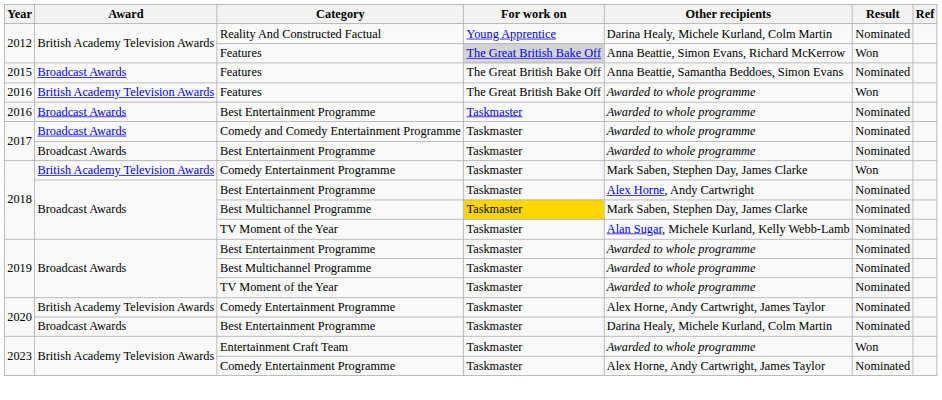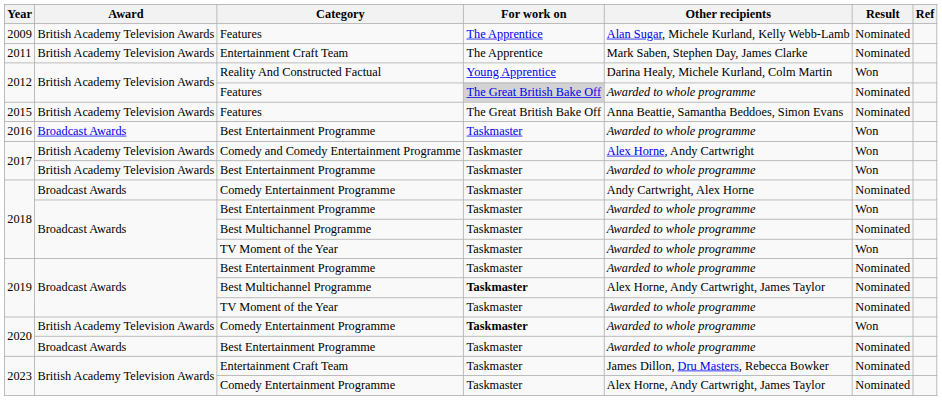+ row: (20, 33)
+ row: (19, 53)
(883, 33) Nominated -> (867, 72) Won
(726, 53) Anna Beattie, Simon Evans, Richard McKerrow -> (681, 92) Awarded to whole programme
(867, 53) Won -> (883, 92) Nominated
(82, 72) Broadcast Awards -> (126, 111) British Academy Television Awards
- row: (20, 92)
(883, 111) Nominated -> (867, 131) Won
(82, 131) Broadcast Awards -> (126, 151) British Academy Television Awards
(681, 131) Awarded to whole programme -> (680, 151) Alex Horne, Andy Cartwright
(883, 131) Nominated -> (867, 151) Won
(82, 151) Broadcast Awards -> (126, 170) British Academy Television Awards
(883, 151) Nominated -> (867, 170) Won
(126, 170) British Academy Television Awards -> (82, 190) Broadcast Awards
(707, 170) Mark Saben, Stephen Day, James Clarke -> (680, 190) Andy Cartwright, Alex Horne
(867, 170) Won -> (883, 190) Nominated
(680, 190) Alex Horne, Andy Cartwright -> (681, 209) Awarded to whole programme
(883, 190) Nominated -> (867, 209) Won
(494, 209) gold background -> (494, 229) no background
(707, 209) Mark Saben, Stephen Day, James Clarke -> (681, 229) Awarded to whole programme
(728, 229) Alan Sugar, Michele Kurland, Kelly Webb-Lamb -> (681, 248) Awarded to whole programme
(883, 229) Nominated -> (867, 248) Won
(494, 268) normal -> (497, 287) bold
(681, 268) Awarded to whole programme -> (716, 287) Alex Horne, Andy Cartwright, James Taylor
(494, 307) normal -> (497, 326) bold
(716, 307) Alex Horne, Andy Cartwright, James Taylor -> (681, 326) Awarded to whole programme
(883, 307) Nominated -> (867, 326) Won
(719, 326) Darina Healy, Michele Kurland, Colm Martin -> (681, 346) Awarded to whole programme
(681, 346) Awarded to whole programme -> (718, 365) James Dillon, Dru Masters, Rebecca Bowker
(867, 346) Won -> (883, 365) Nominated
